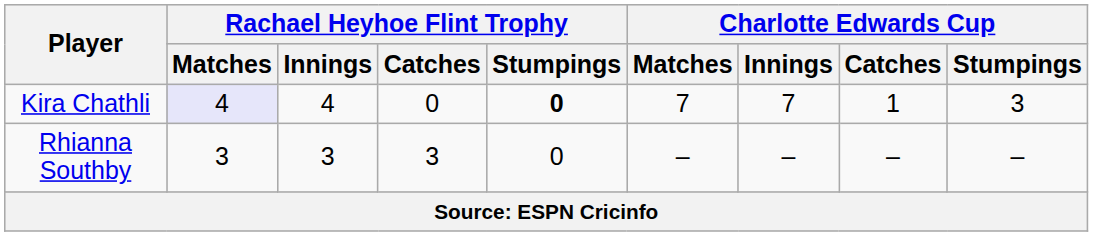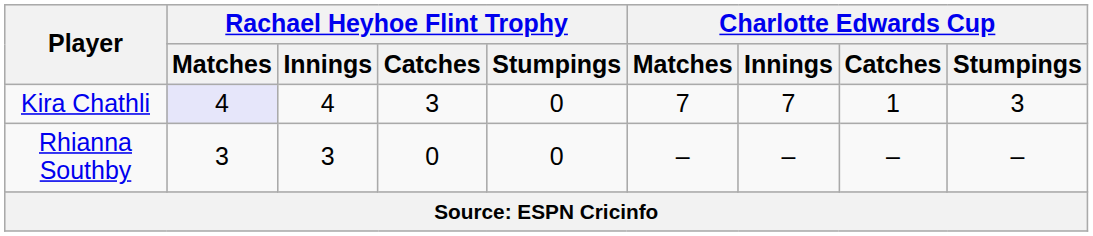(432, 103) 0 -> (432, 103) 3
(557, 103) bold -> (557, 103) normal
(432, 157) 3 -> (432, 157) 0
